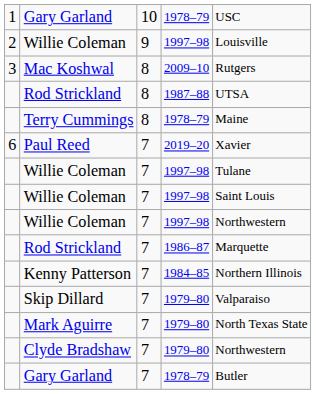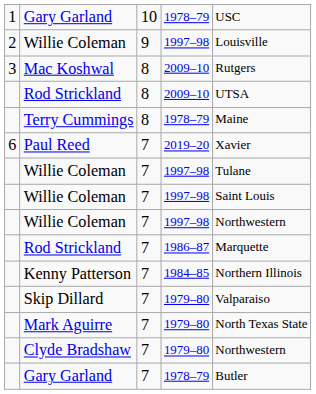(187, 94) 1987–88 -> (187, 94) 2009–10
